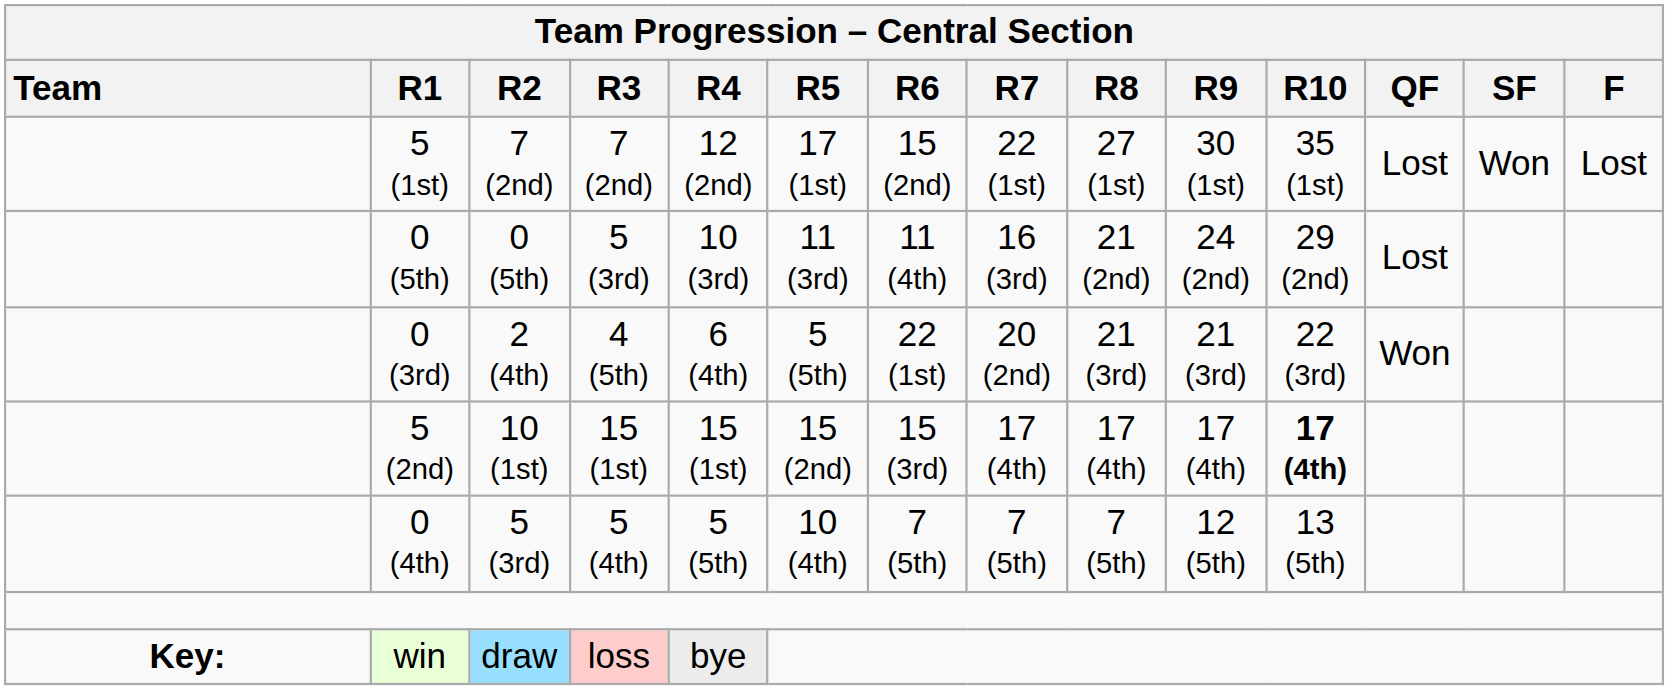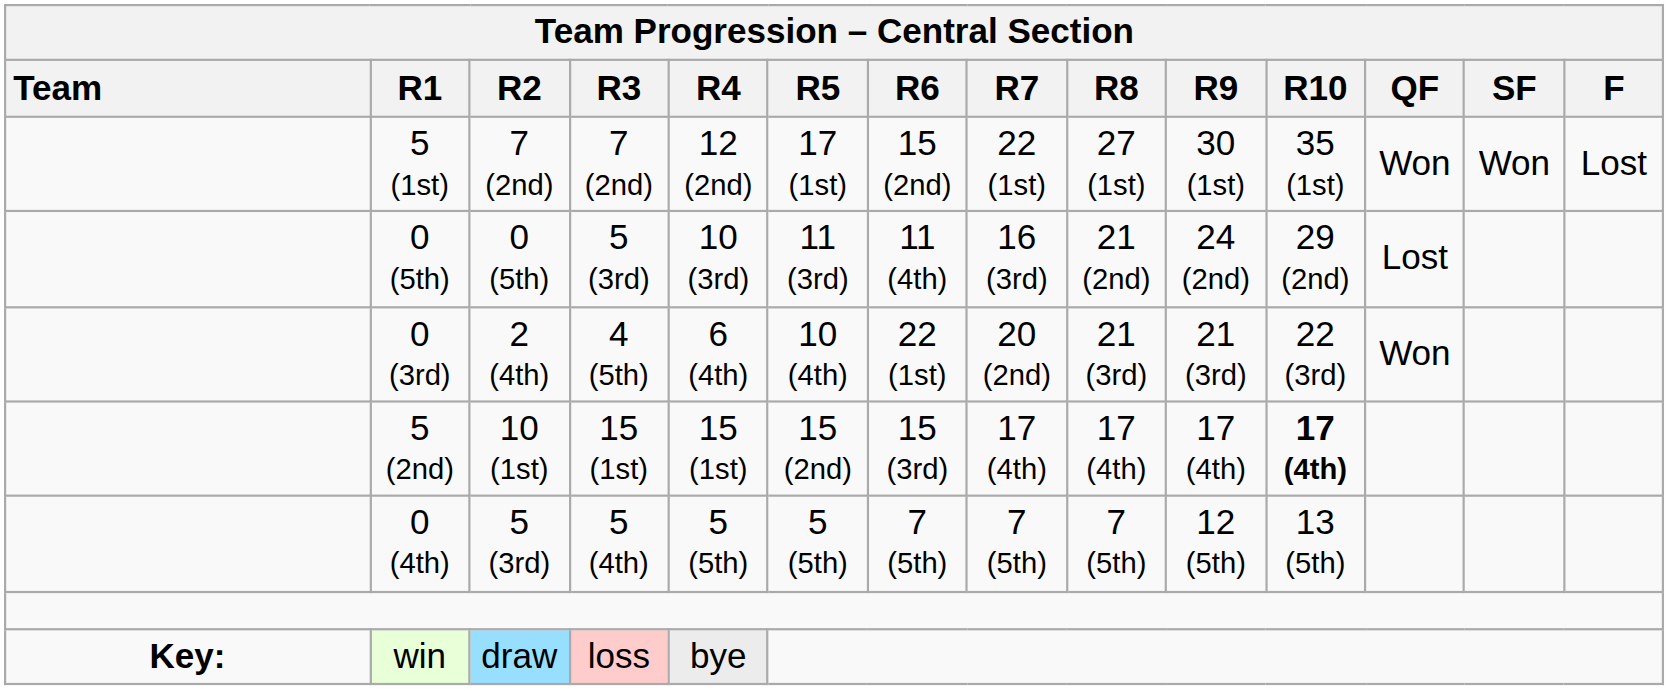(1415, 163) Lost -> (1415, 163) Won
(818, 353) 5 (5th) -> (818, 353) 10 (4th)
(818, 543) 10 (4th) -> (818, 543) 5 (5th)
